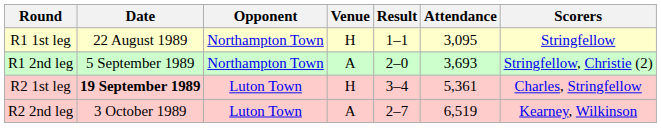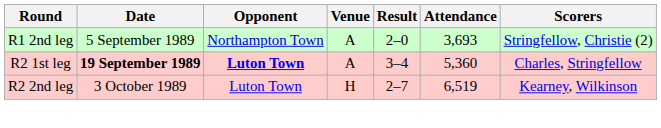- row: (41, 39)
(266, 87) normal -> (266, 63) bold
(350, 87) H -> (350, 63) A
(460, 87) 5,361 -> (460, 63) 5,360
(350, 110) A -> (350, 87) H
